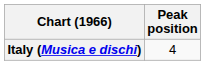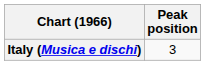(173, 49) 4 -> (173, 49) 3
